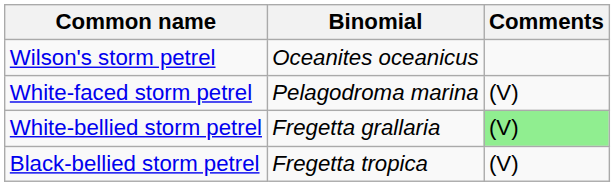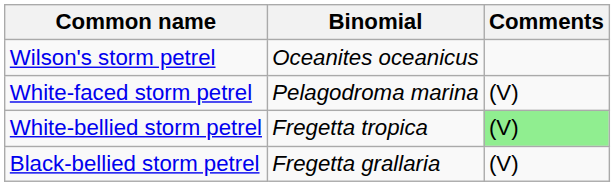(356, 127) Fregetta grallaria -> (350, 127) Fregetta tropica
(350, 163) Fregetta tropica -> (356, 163) Fregetta grallaria
